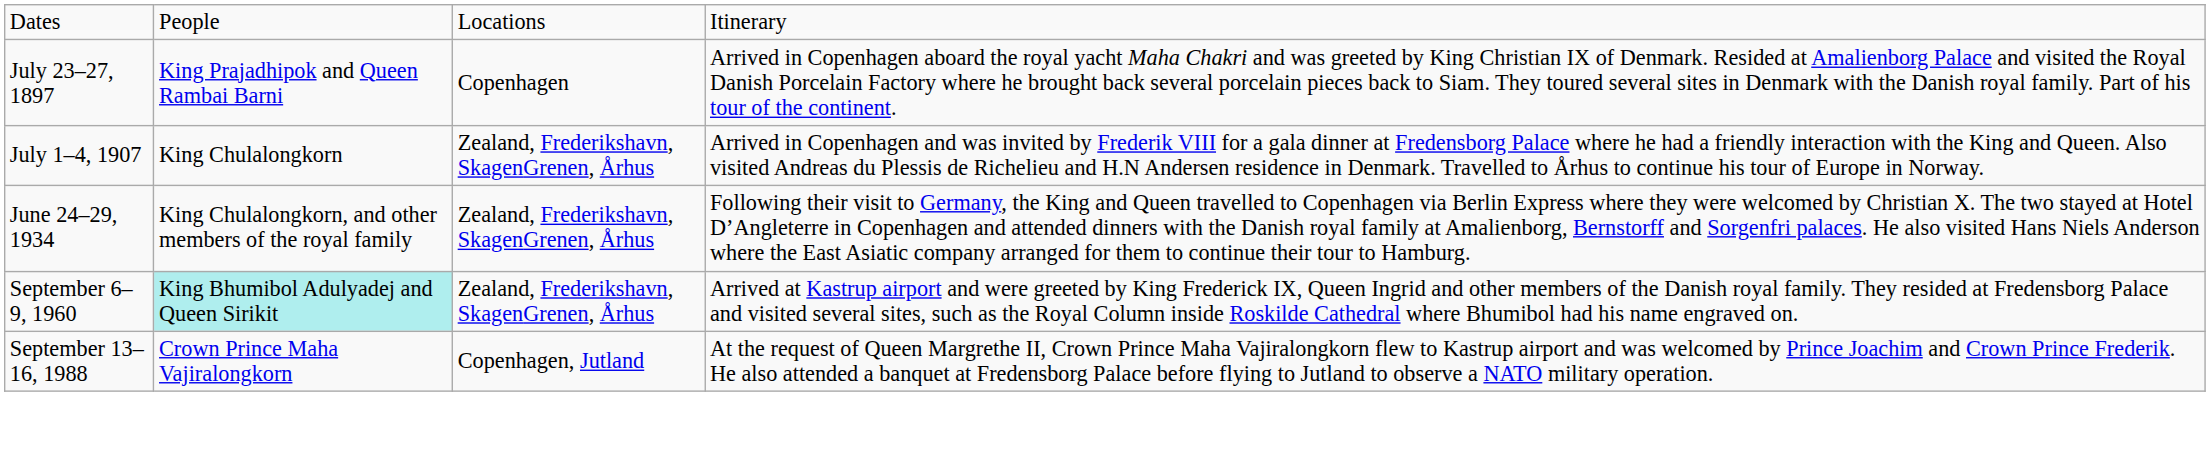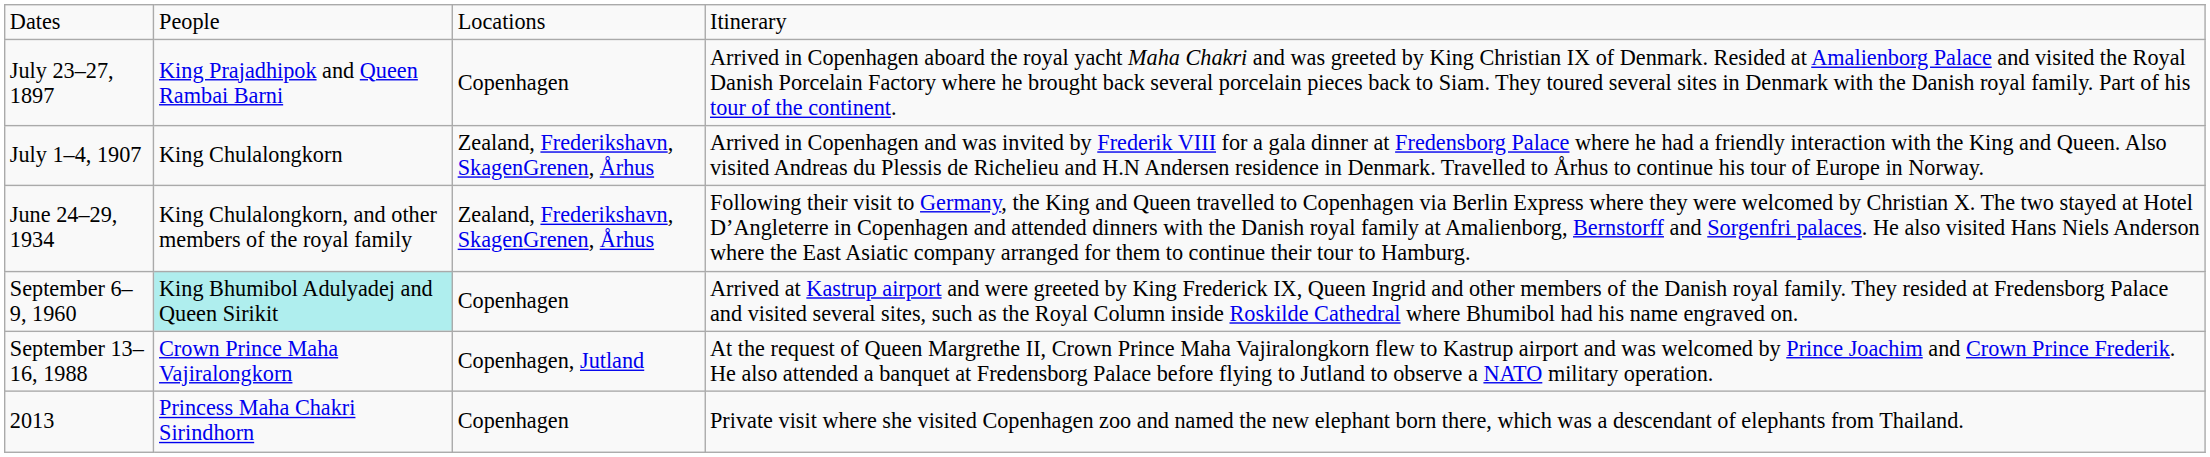(565, 300) Zealand, Frederikshavn, SkagenGrenen, Århus -> (513, 300) Copenhagen
+ row: (32, 421)
